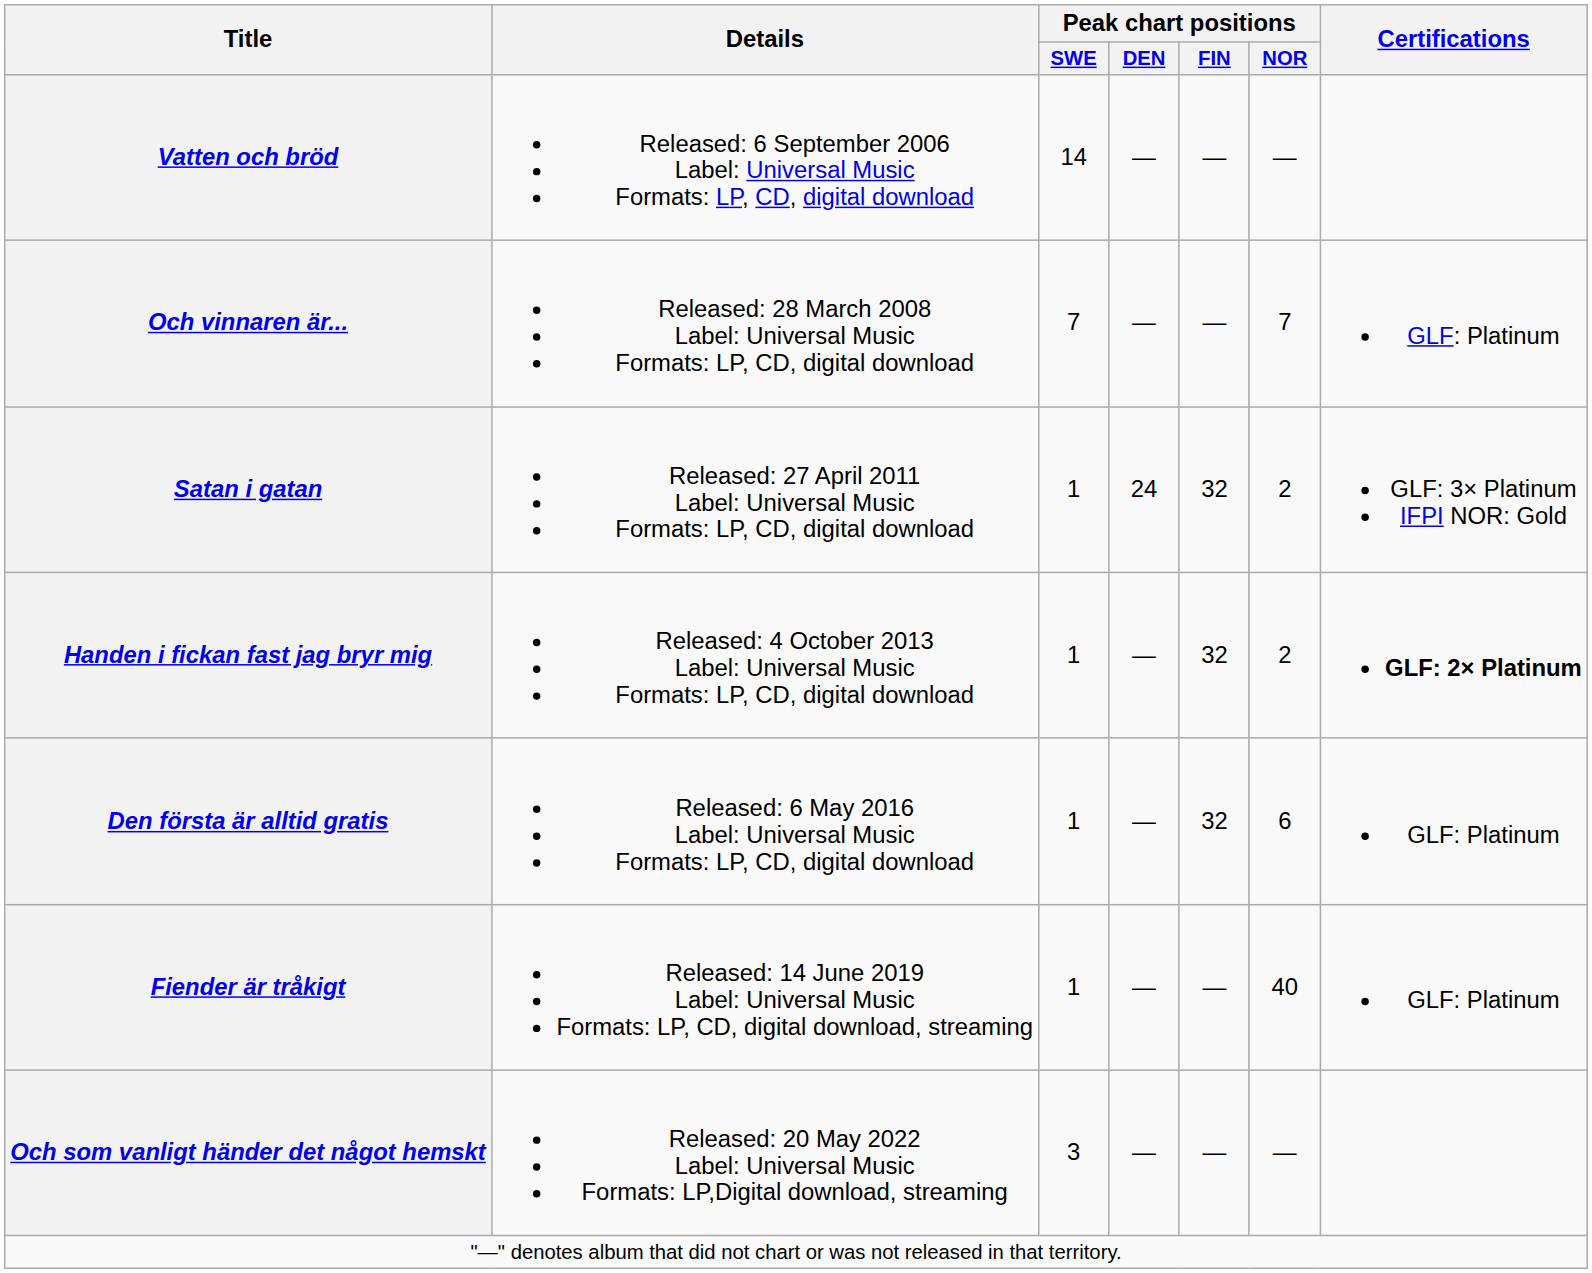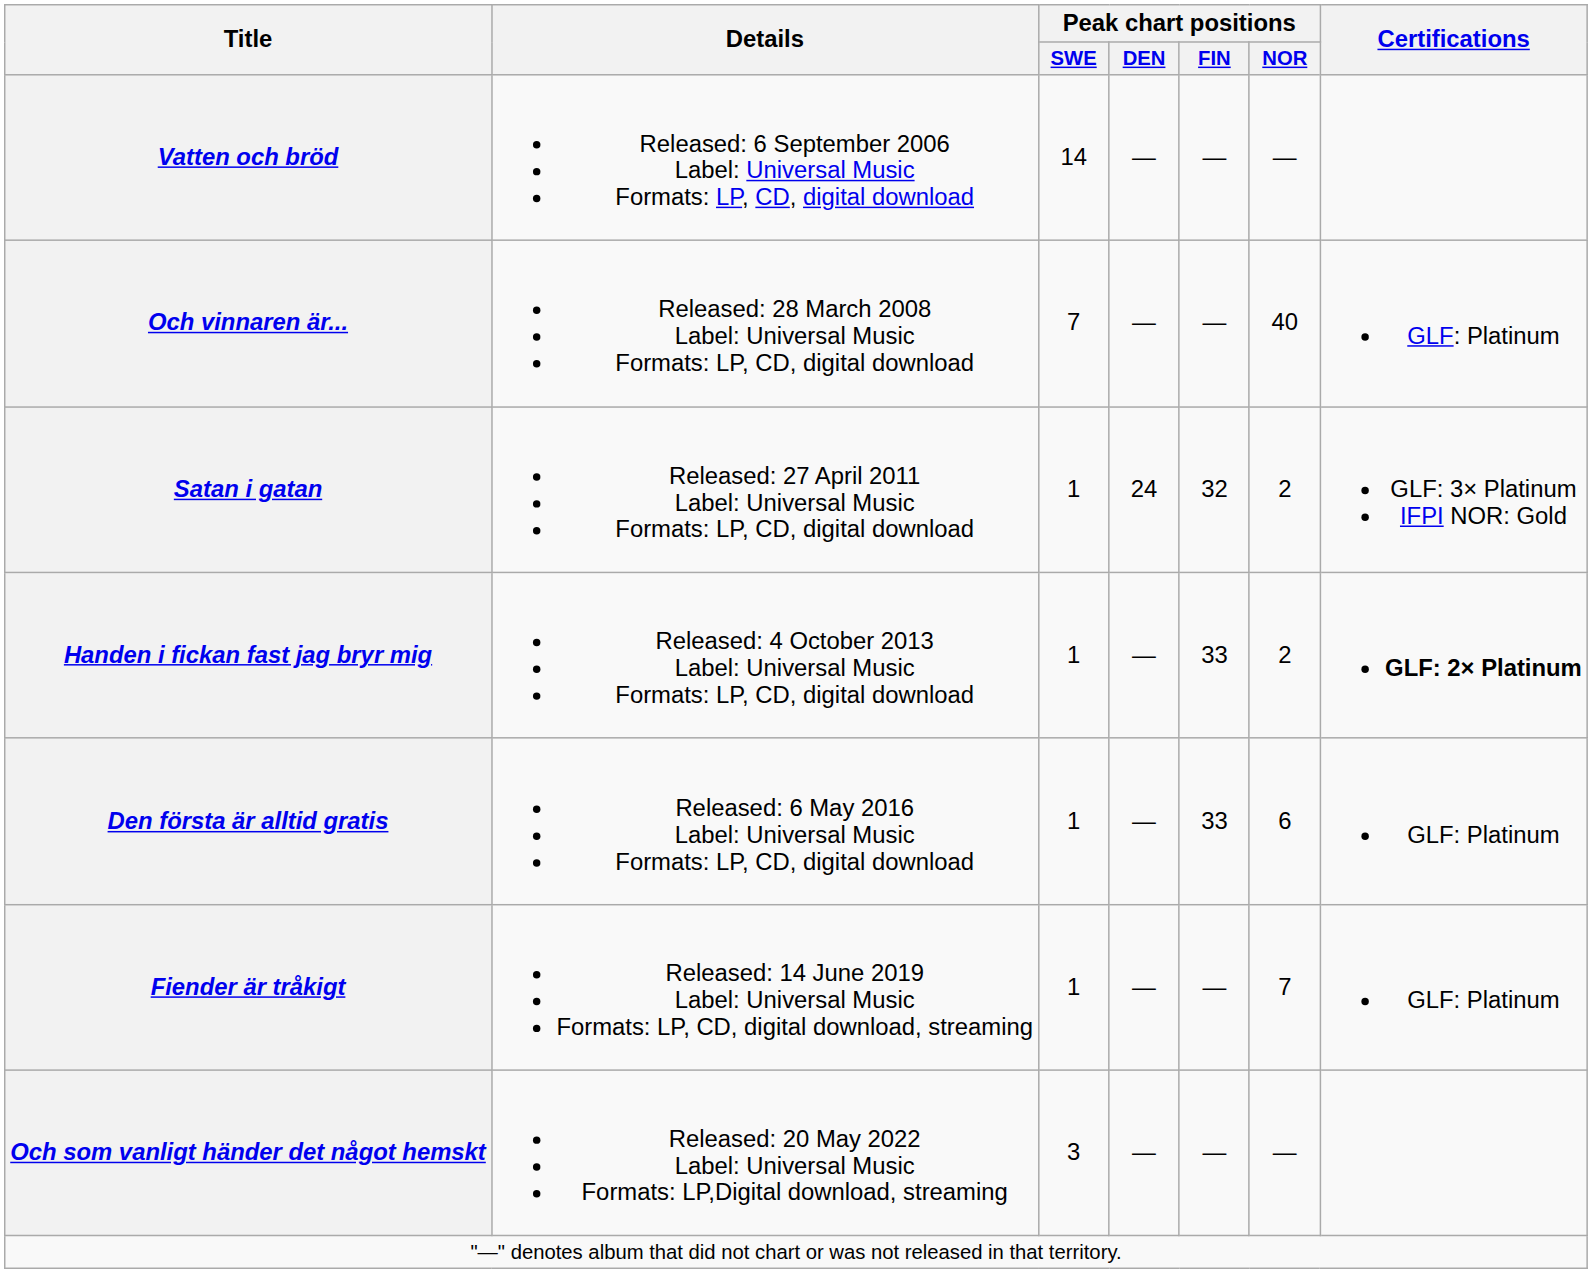(1285, 323) 7 -> (1285, 323) 40
(1214, 655) 32 -> (1214, 655) 33
(1214, 821) 32 -> (1214, 821) 33
(1285, 986) 40 -> (1285, 986) 7
